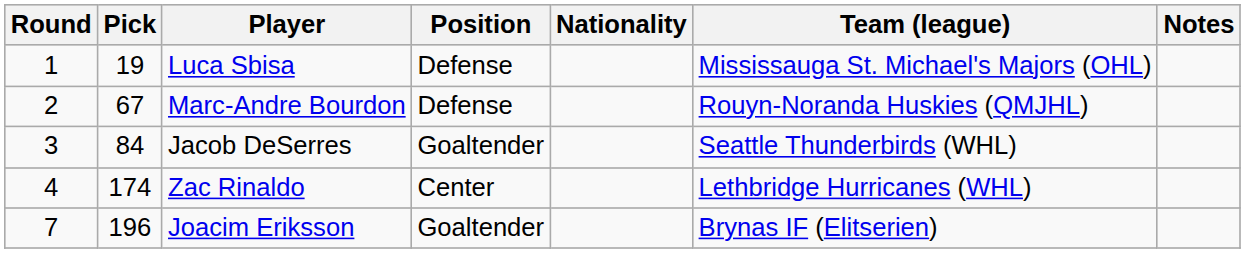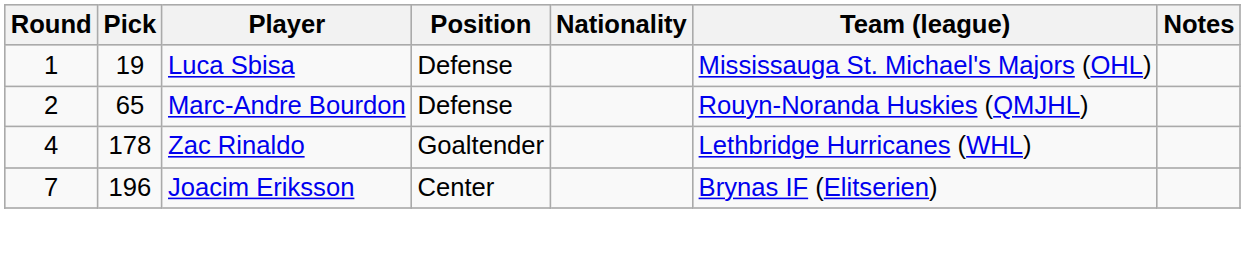(130, 106) 67 -> (130, 106) 65
- row: (260, 146)
(130, 187) 174 -> (130, 146) 178
(456, 187) Center -> (481, 146) Goaltender
(481, 227) Goaltender -> (456, 187) Center
